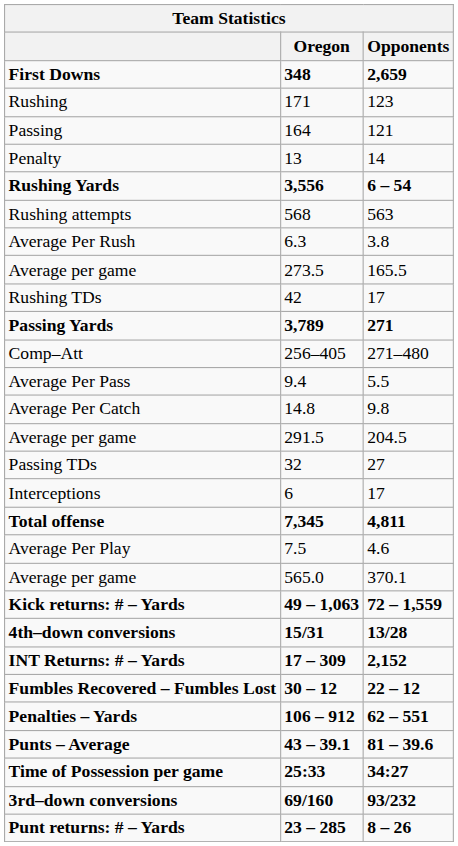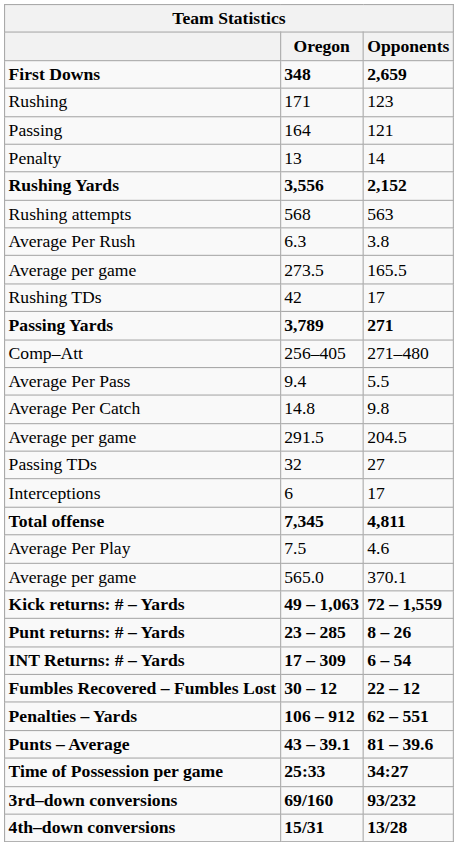(389, 185) 6 – 54 -> (387, 185) 2,152
rows swapped: (97, 827) <-> (92, 632)
(387, 660) 2,152 -> (389, 660) 6 – 54
